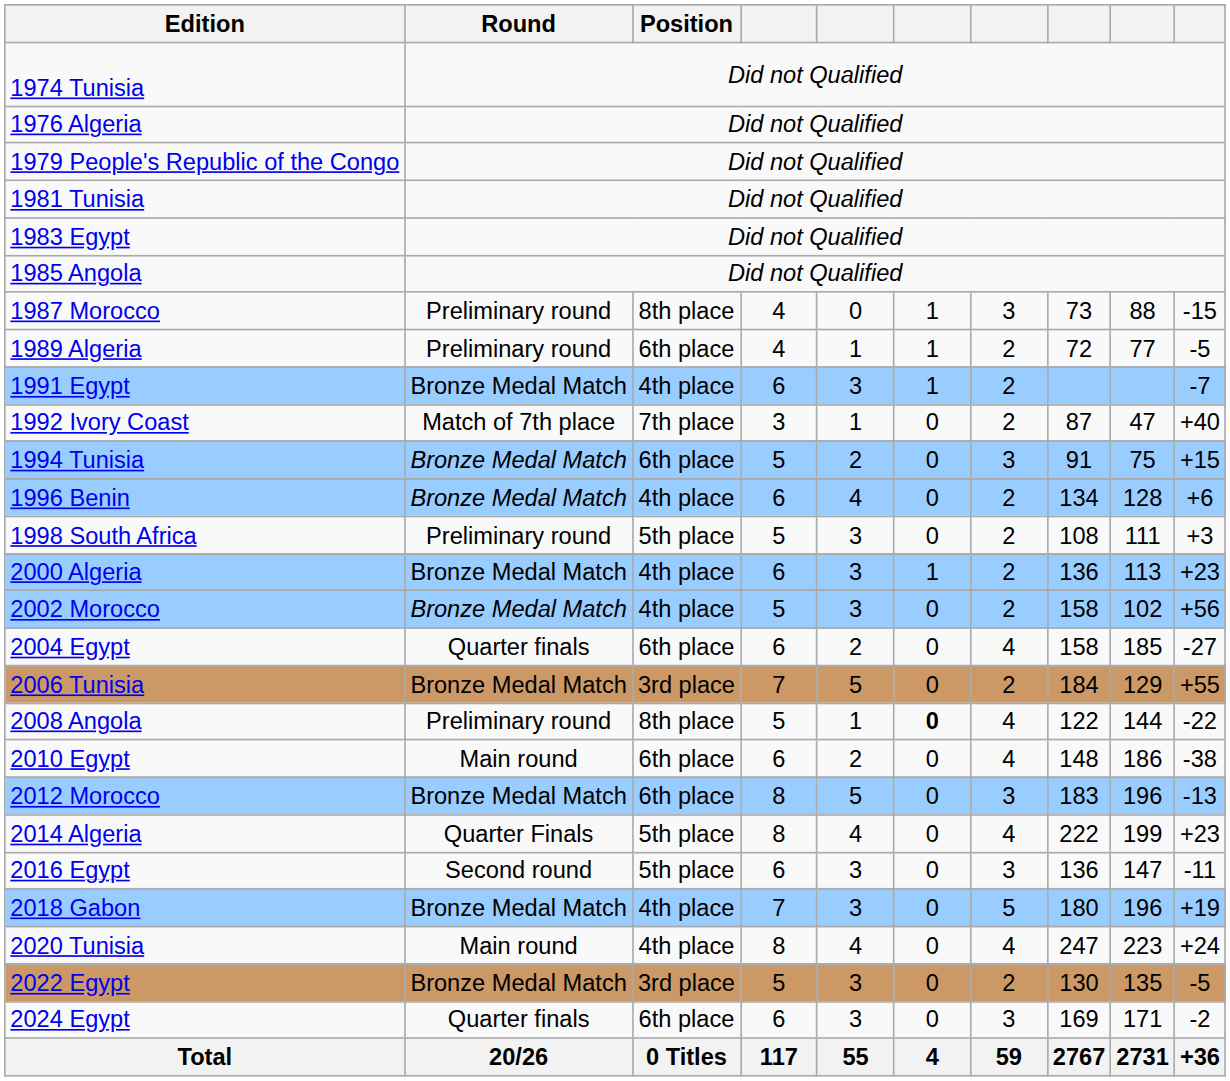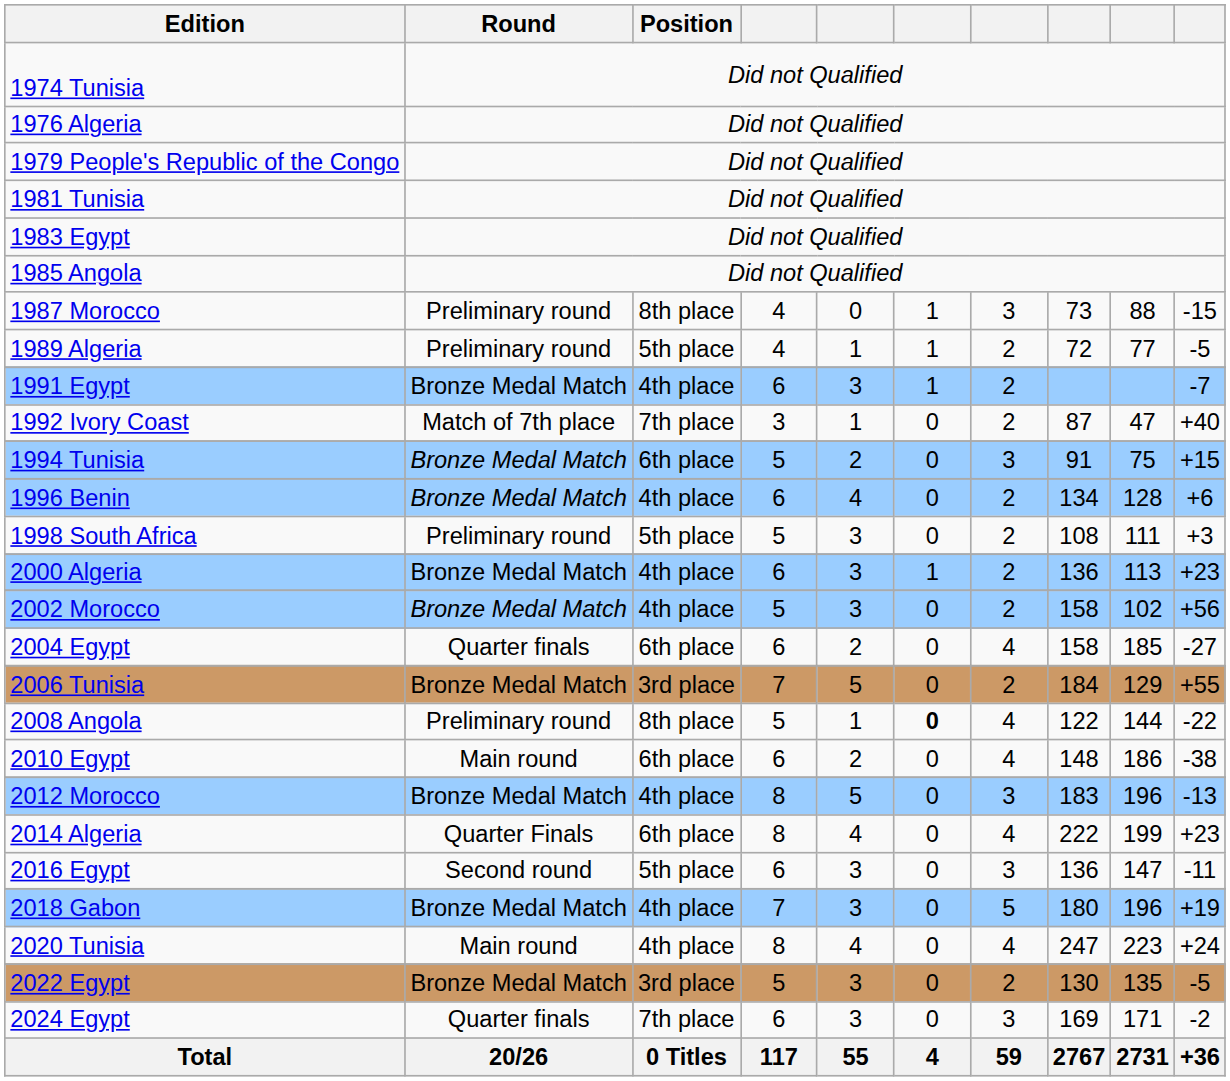(686, 349) 6th place -> (686, 349) 5th place
(686, 796) 6th place -> (686, 796) 4th place
(686, 834) 5th place -> (686, 834) 6th place
(686, 1020) 6th place -> (686, 1020) 7th place
